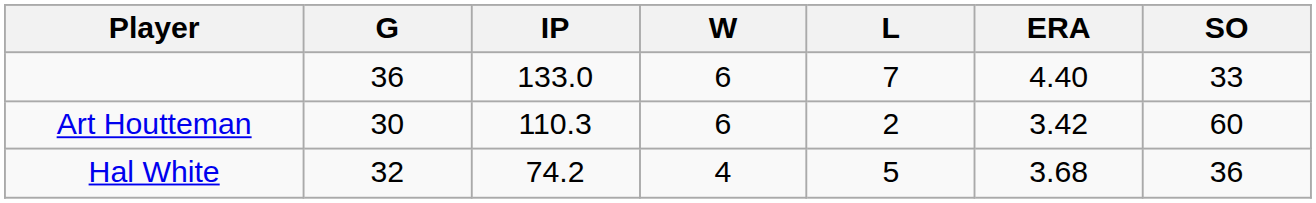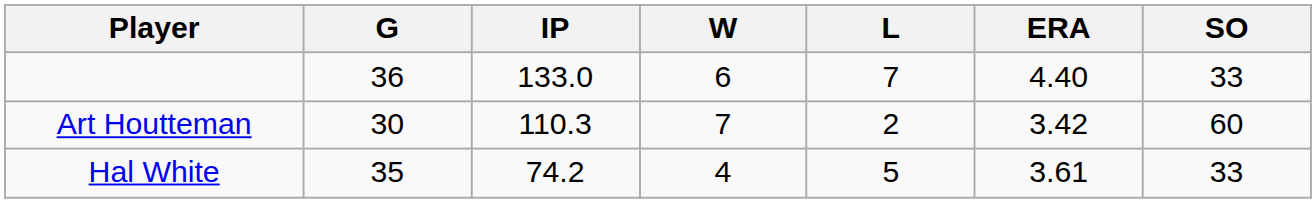(723, 124) 6 -> (723, 124) 7
(387, 172) 32 -> (387, 172) 35
(1059, 172) 3.68 -> (1059, 172) 3.61
(1227, 172) 36 -> (1227, 172) 33
